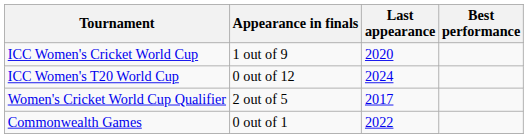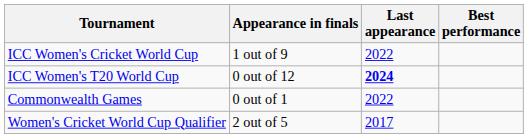(379, 54) 2020 -> (379, 54) 2022
(379, 76) normal -> (379, 76) bold
rows swapped: (117, 99) <-> (75, 122)
